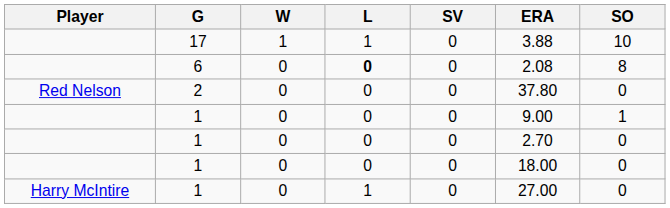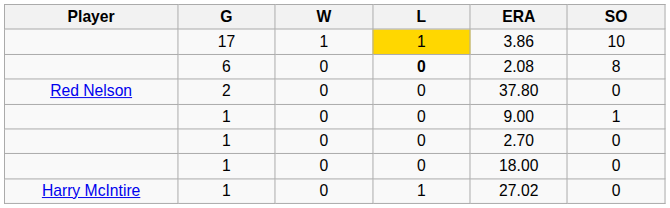- column: (453, 16)
(368, 41) no background -> (421, 41) gold background
(538, 41) 3.88 -> (519, 41) 3.86
(538, 191) 27.00 -> (519, 191) 27.02
